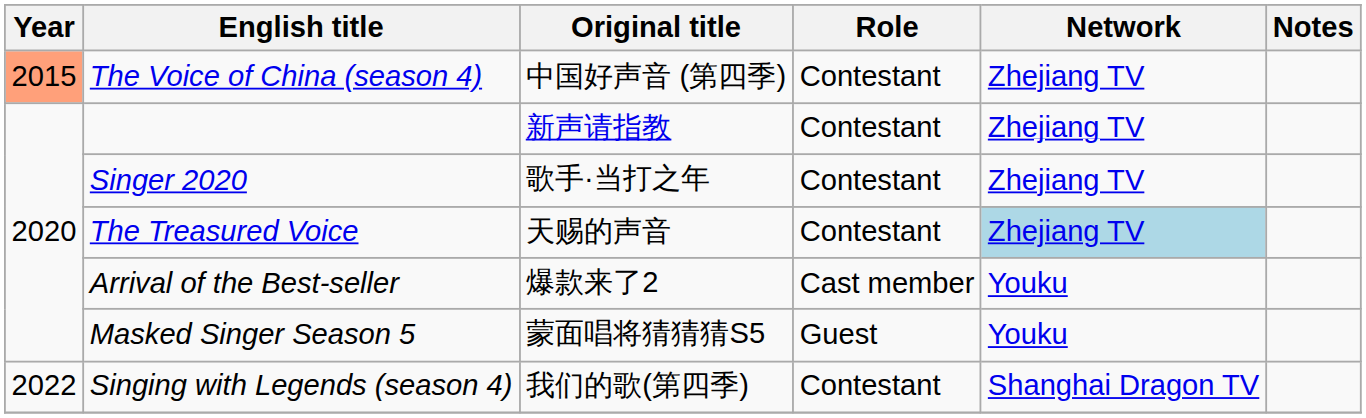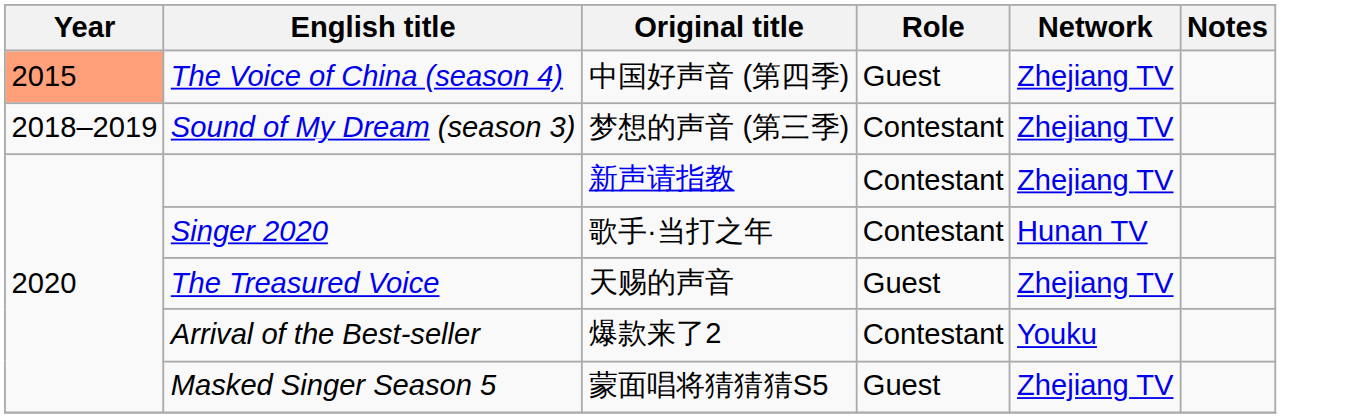(870, 76) Contestant -> (902, 76) Guest
+ row: (373, 128)
(1066, 179) Zhejiang TV -> (1082, 231) Hunan TV
(870, 231) Contestant -> (902, 283) Guest
(1066, 231) lightblue background -> (1095, 283) no background
(887, 283) Cast member -> (933, 334) Contestant
(1028, 334) Youku -> (1095, 386) Zhejiang TV
- row: (301, 386)
